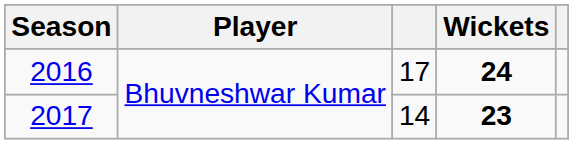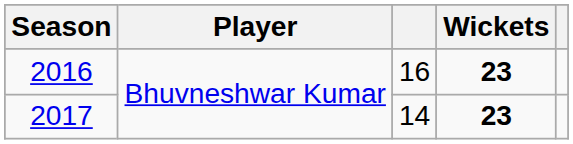(415, 71) 17 -> (415, 71) 16
(496, 71) 24 -> (496, 71) 23
